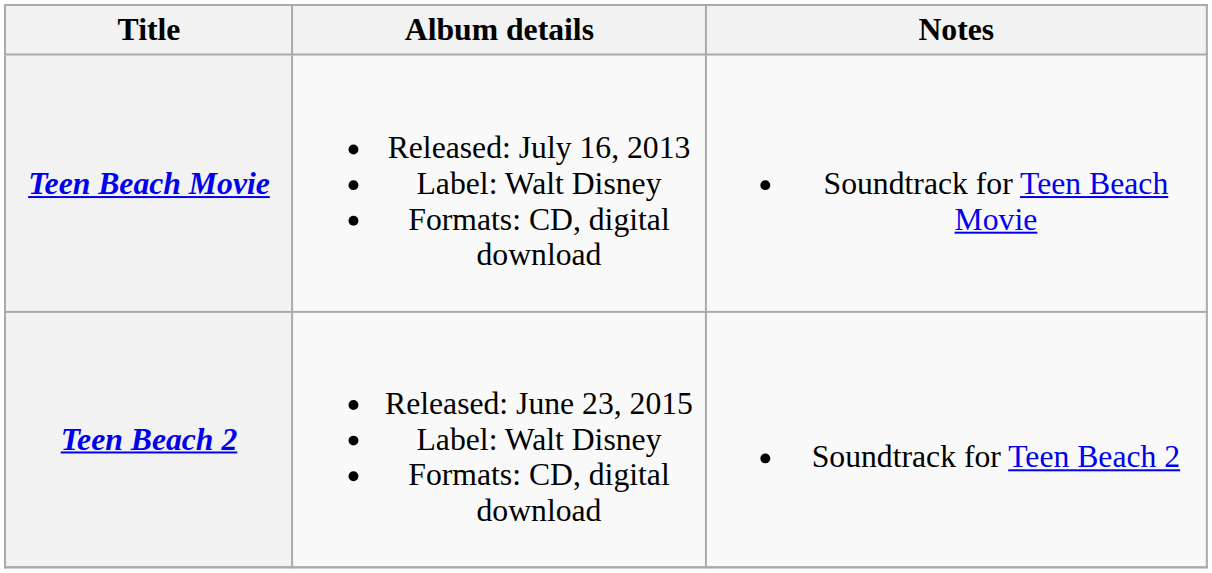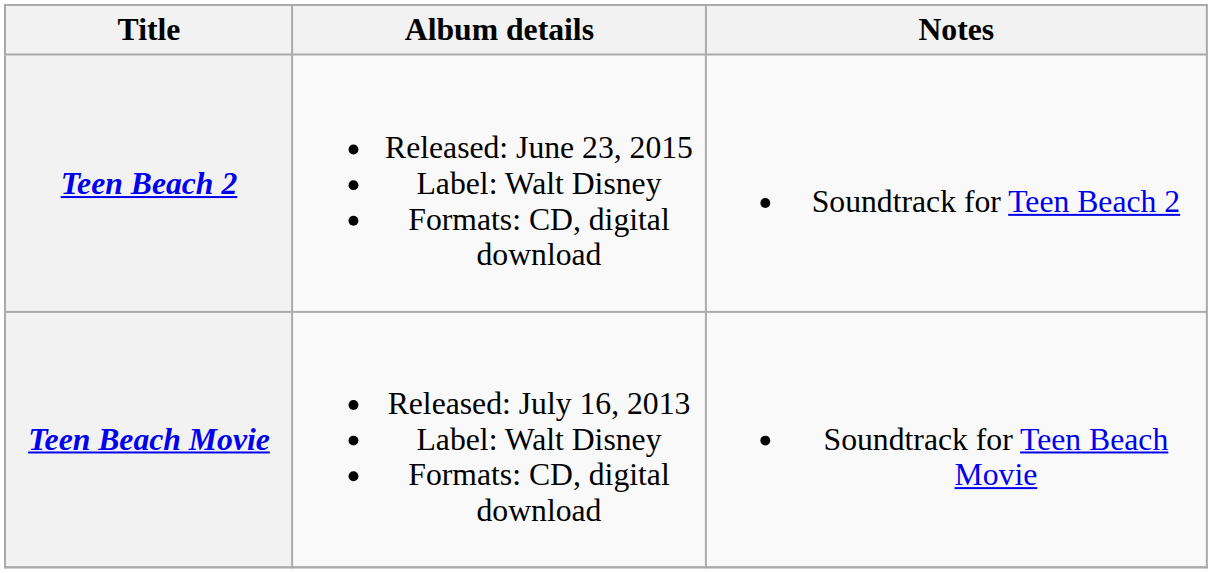rows swapped: (149, 182) <-> (149, 438)
